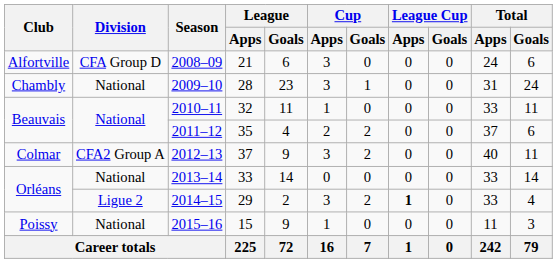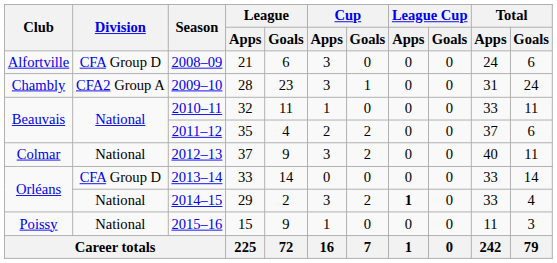(120, 85) National -> (120, 85) CFA2 Group A
(120, 154) CFA2 Group A -> (120, 154) National
(120, 177) National -> (120, 177) CFA Group D
(120, 200) Ligue 2 -> (120, 200) National
